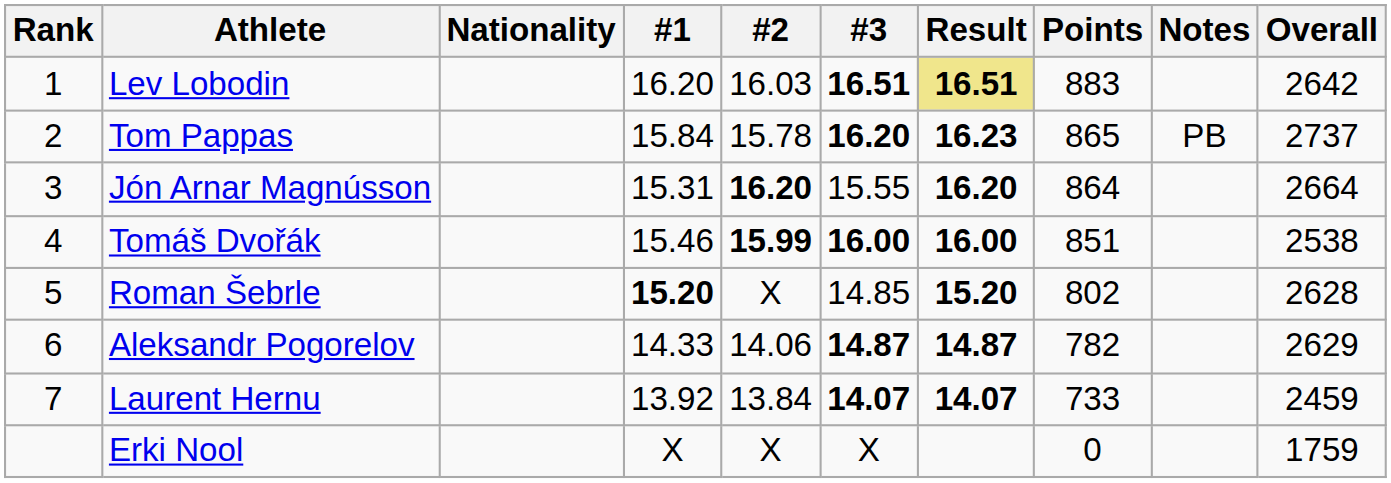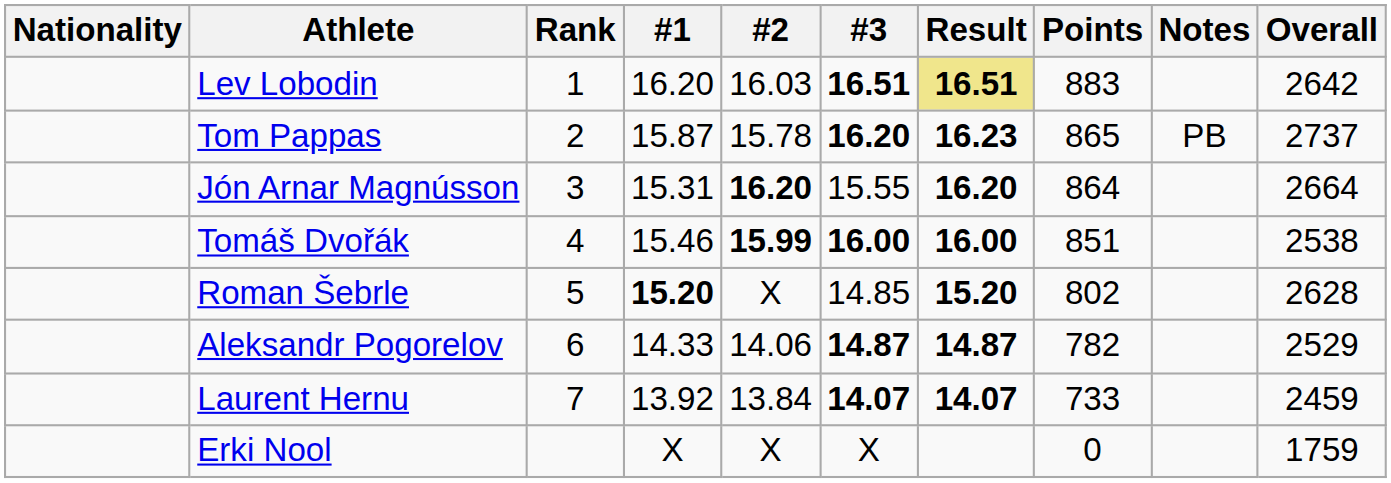columns swapped: (53, 30) <-> (531, 30)
(672, 135) 15.84 -> (672, 135) 15.87
(1322, 345) 2629 -> (1322, 345) 2529
